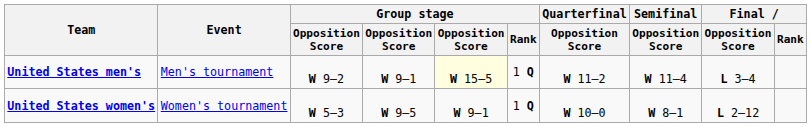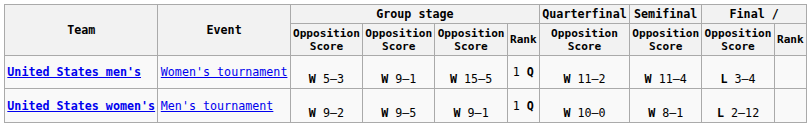(217, 72) Men's tournament -> (224, 72) Women's tournament
(326, 79) W 9–2 -> (326, 79) W 5–3
(471, 79) lightyellow background -> (471, 79) no background
(224, 106) Women's tournament -> (217, 106) Men's tournament
(326, 113) W 5–3 -> (326, 113) W 9–2
